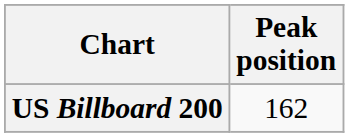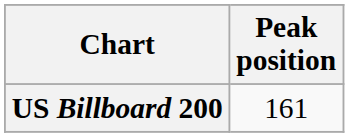(286, 107) 162 -> (286, 107) 161
